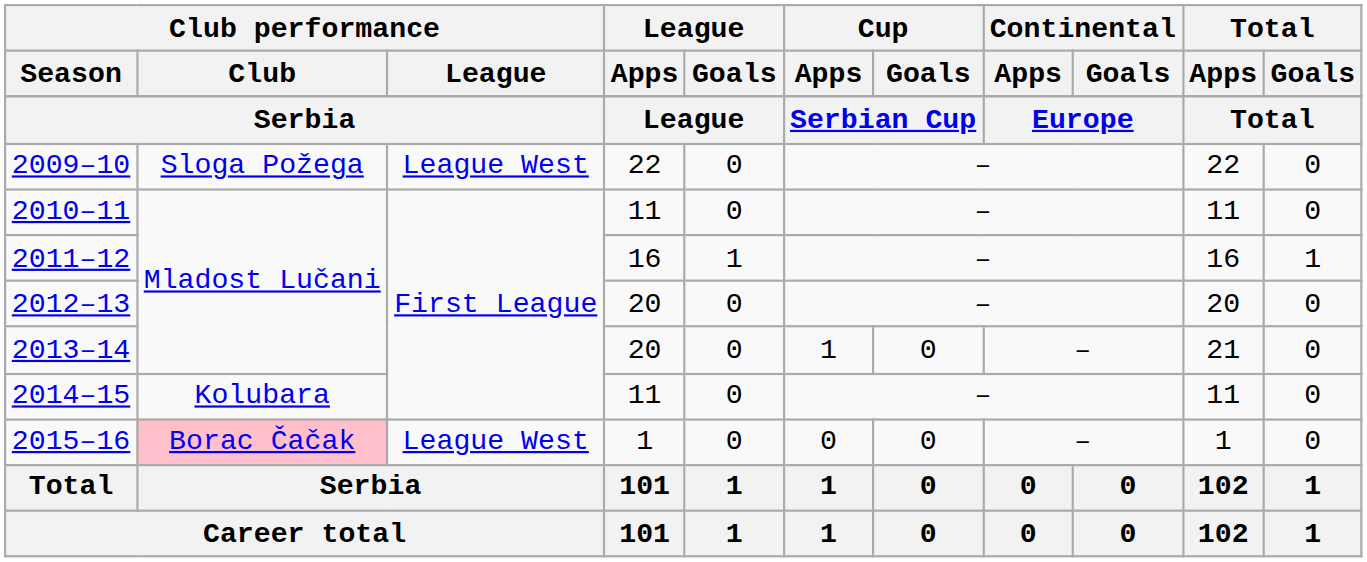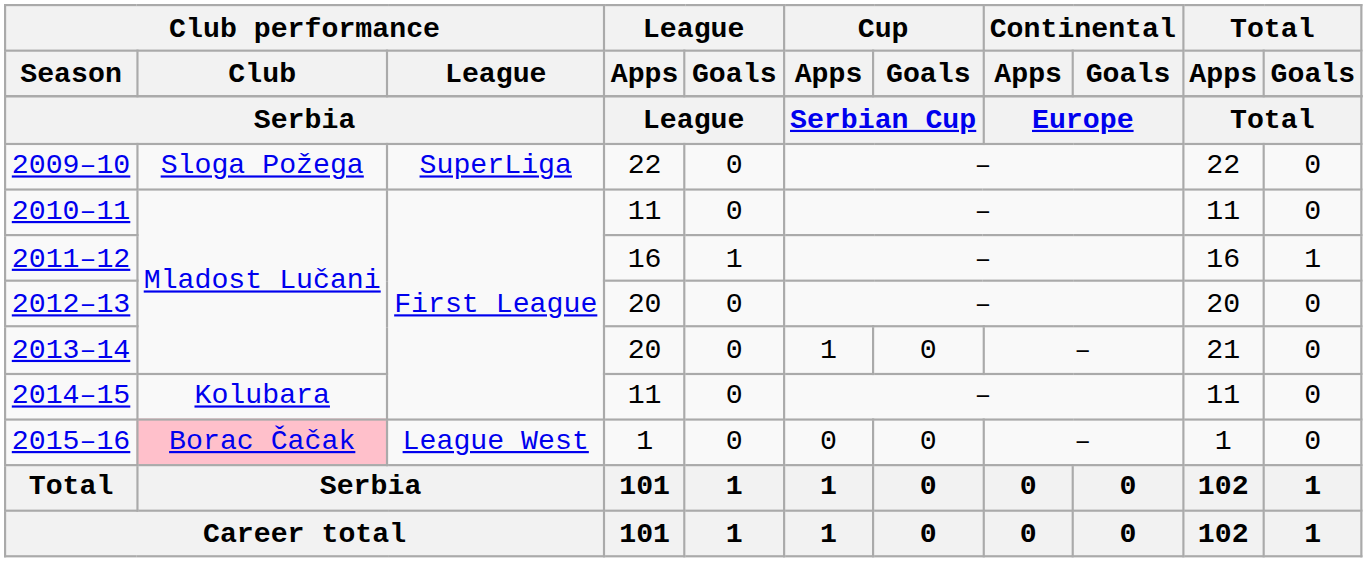(496, 166) League West -> (496, 166) SuperLiga
